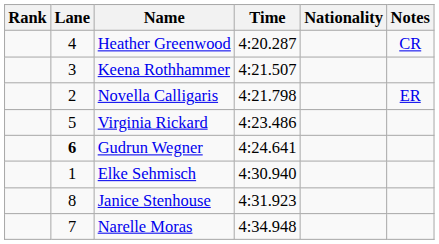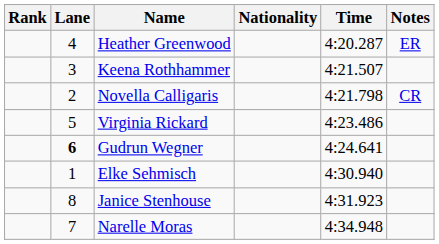columns swapped: (344, 17) <-> (268, 17)
(410, 43) CR -> (410, 43) ER
(410, 95) ER -> (410, 95) CR
